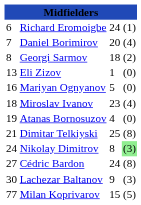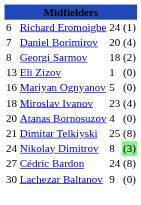(11, 118) 19 -> (11, 118) 20
(129, 179) (3) -> (129, 179) (0)
- row: (60, 194)
